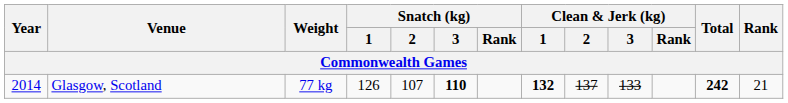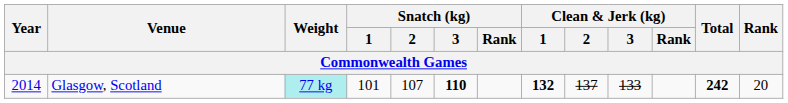(316, 86) no background -> (316, 86) paleturquoise background
(369, 86) 126 -> (369, 86) 101
(761, 86) 21 -> (761, 86) 20
